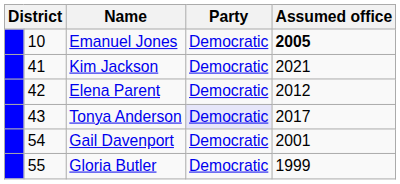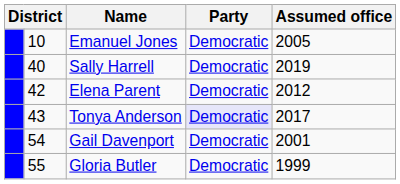(293, 41) bold -> (293, 41) normal
+ row: (112, 66)
- row: (114, 66)
